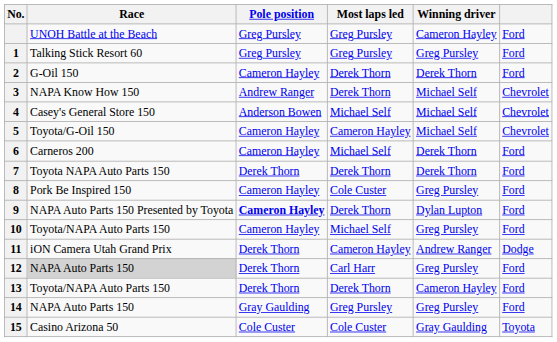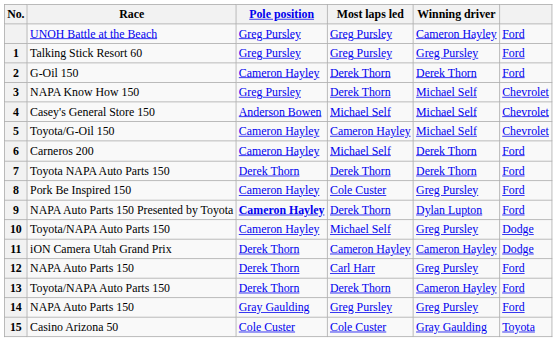(276, 92) Andrew Ranger -> (270, 92) Greg Pursley
(513, 229) Ford -> (518, 229) Dodge
(454, 249) Andrew Ranger -> (456, 249) Cameron Hayley
(82, 268) lightgrey background -> (82, 268) no background
